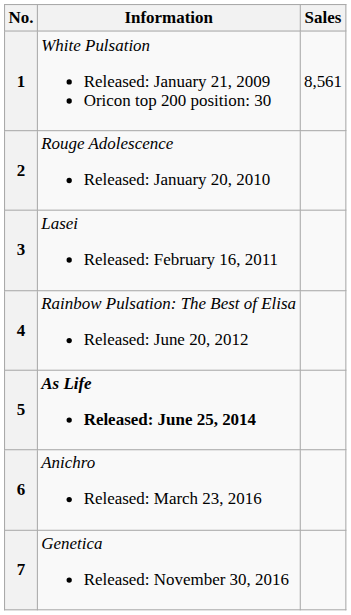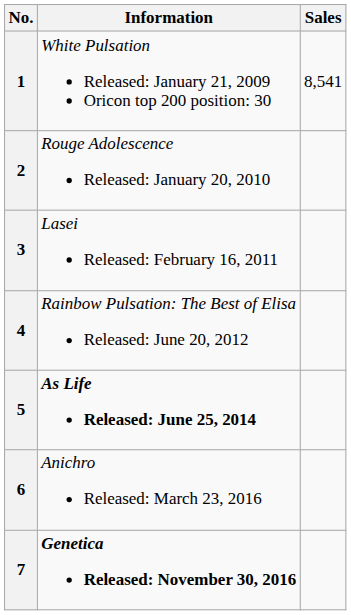(323, 80) 8,561 -> (323, 80) 8,541
(169, 561) normal -> (169, 561) bold
